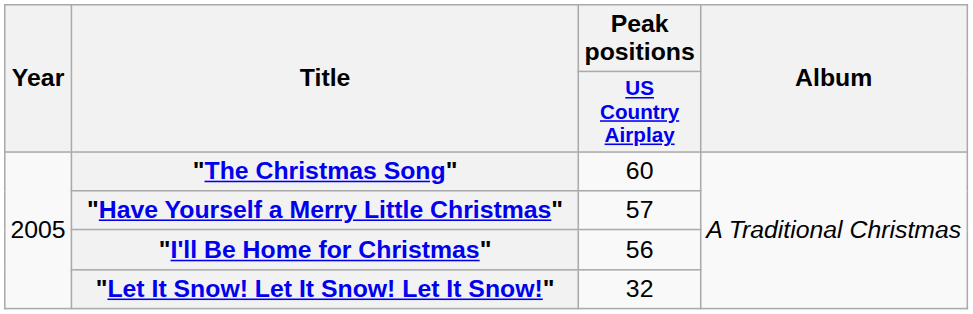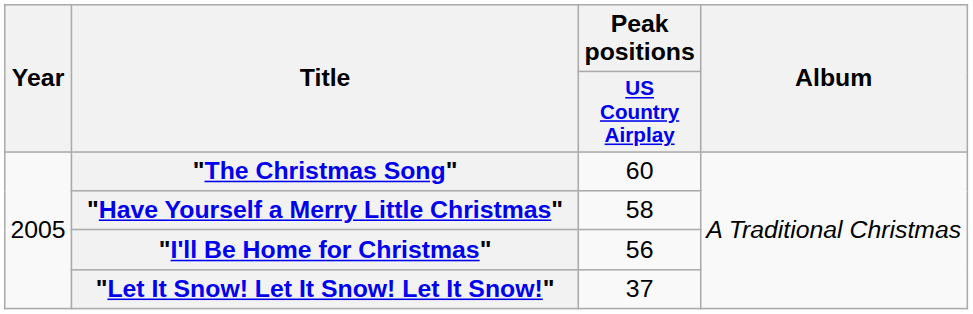(640, 210) 57 -> (640, 210) 58
(640, 288) 32 -> (640, 288) 37
